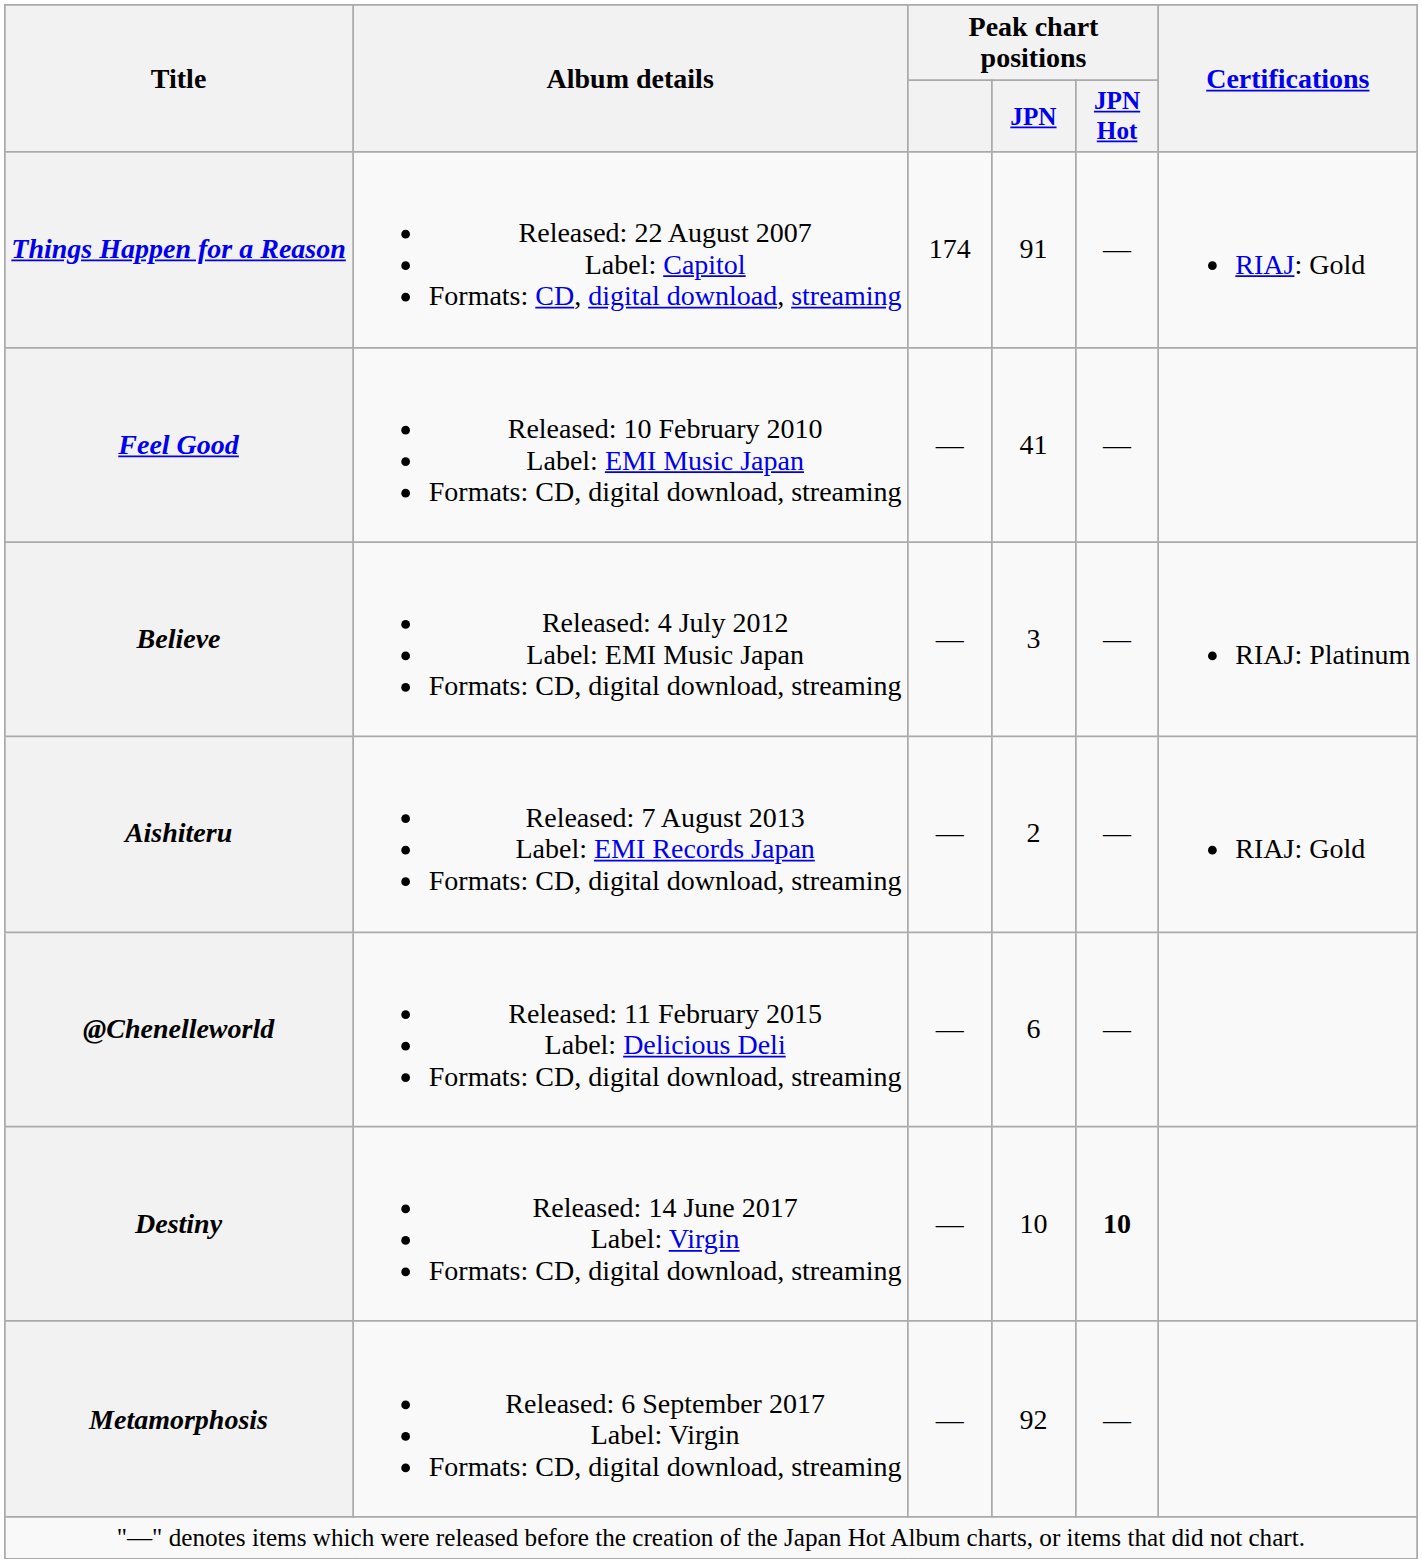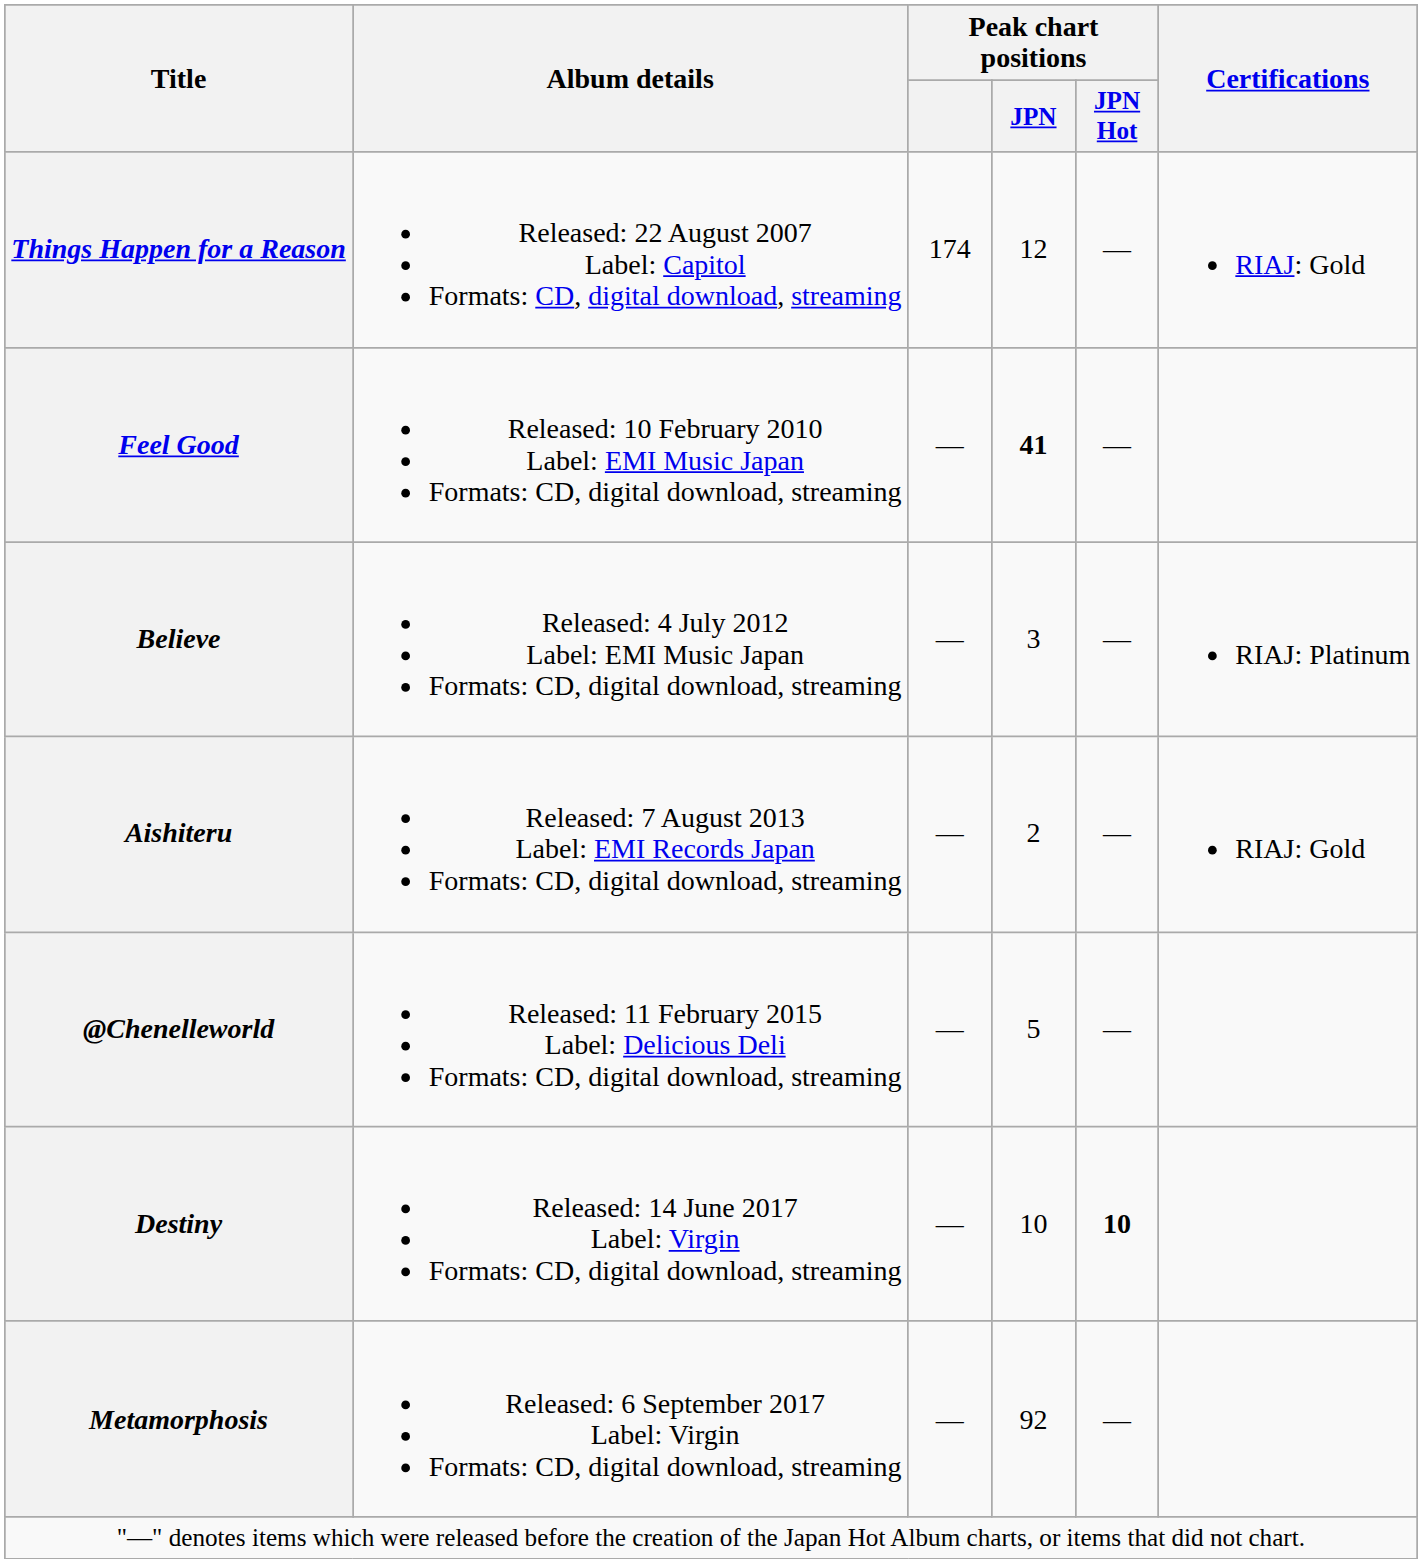(1033, 249) 91 -> (1033, 249) 12
(1033, 444) normal -> (1033, 444) bold
(1033, 1028) 6 -> (1033, 1028) 5
